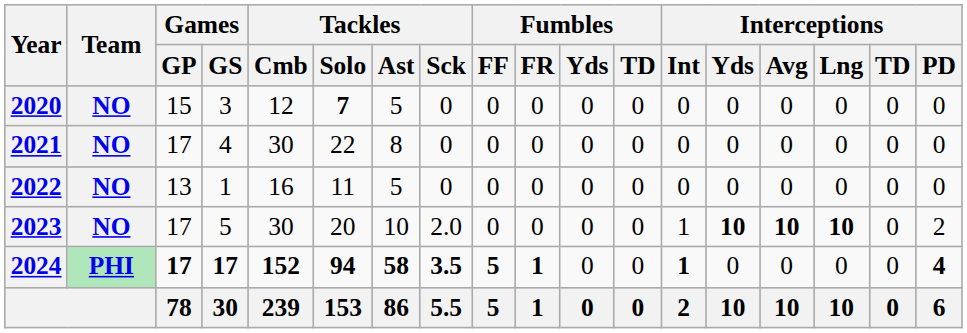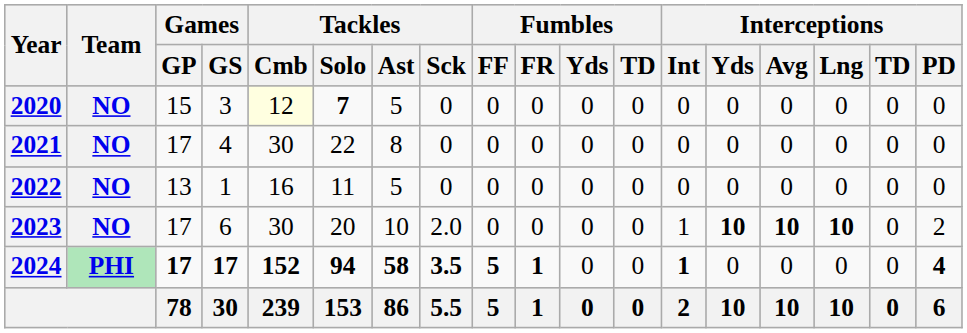(281, 105) no background -> (281, 105) lightyellow background
(225, 226) 5 -> (225, 226) 6
